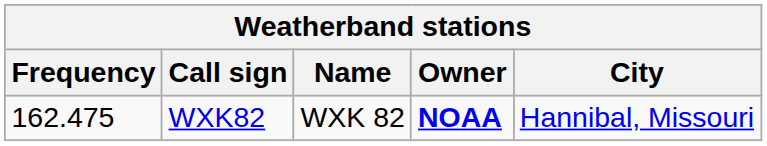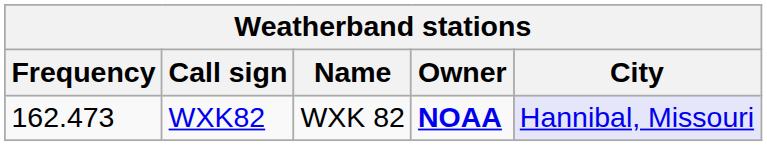(63, 117) 162.475 -> (63, 117) 162.473
(637, 117) no background -> (637, 117) lavender background
